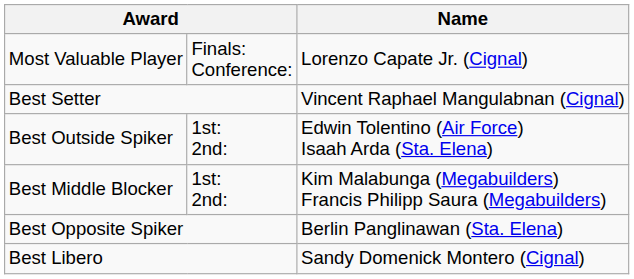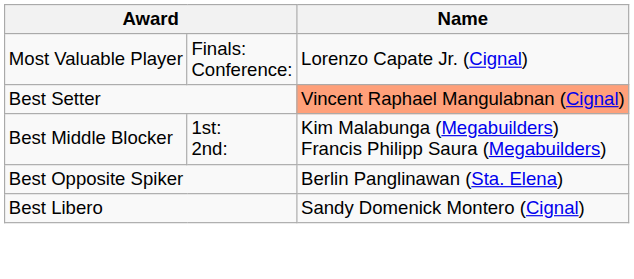(463, 98) no background -> (463, 98) lightsalmon background
- row: (91, 138)
